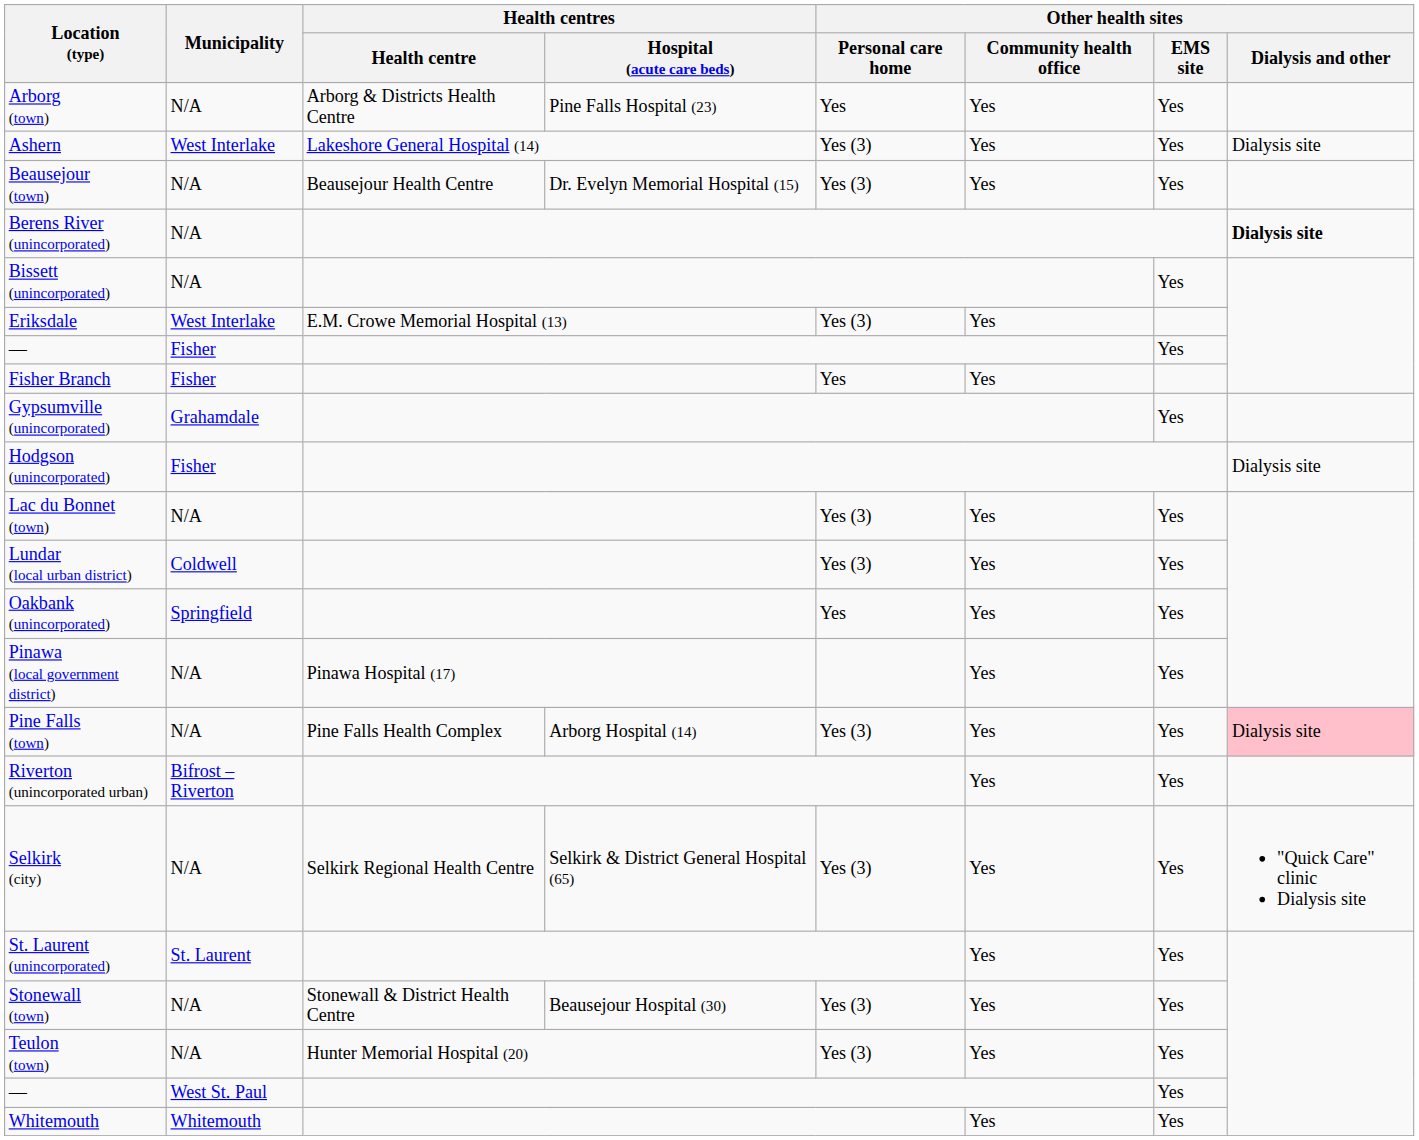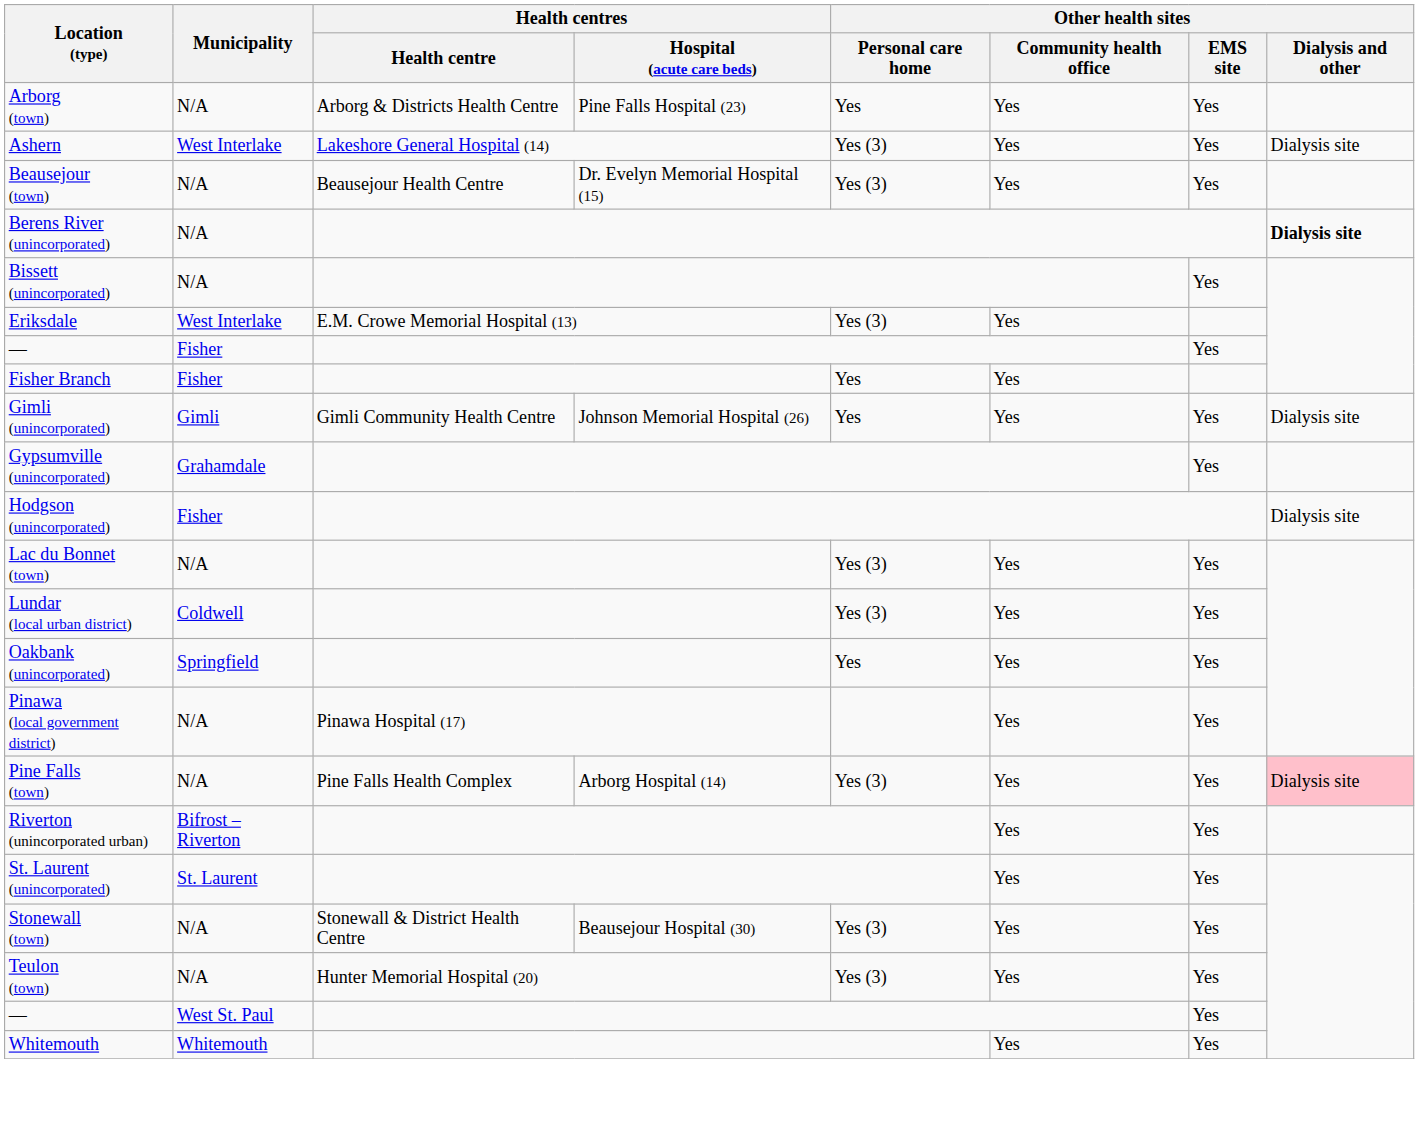+ row: (59, 417)
- row: (35, 868)
